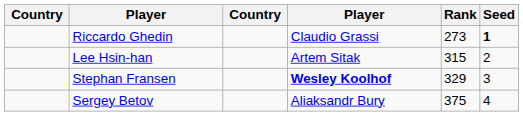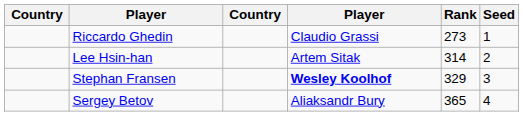(487, 36) bold -> (487, 36) normal
(455, 57) 315 -> (455, 57) 314
(455, 100) 375 -> (455, 100) 365
